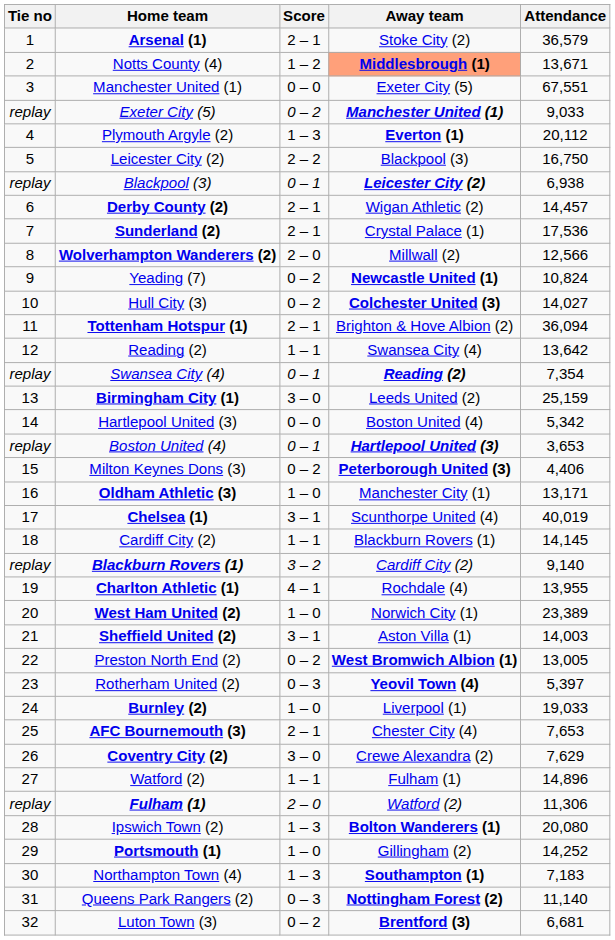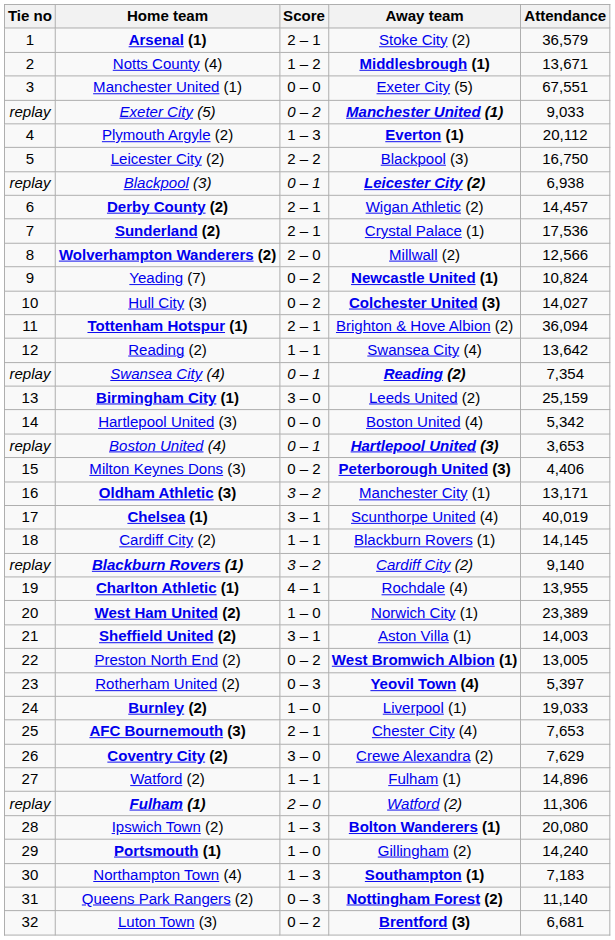(425, 64) lightsalmon background -> (425, 64) no background
(304, 493) 1 – 0 -> (304, 493) 3 – 2
(565, 851) 14,252 -> (565, 851) 14,240
